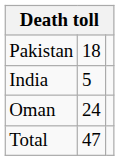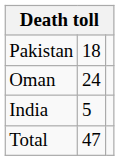rows swapped: (32, 110) <-> (29, 80)
